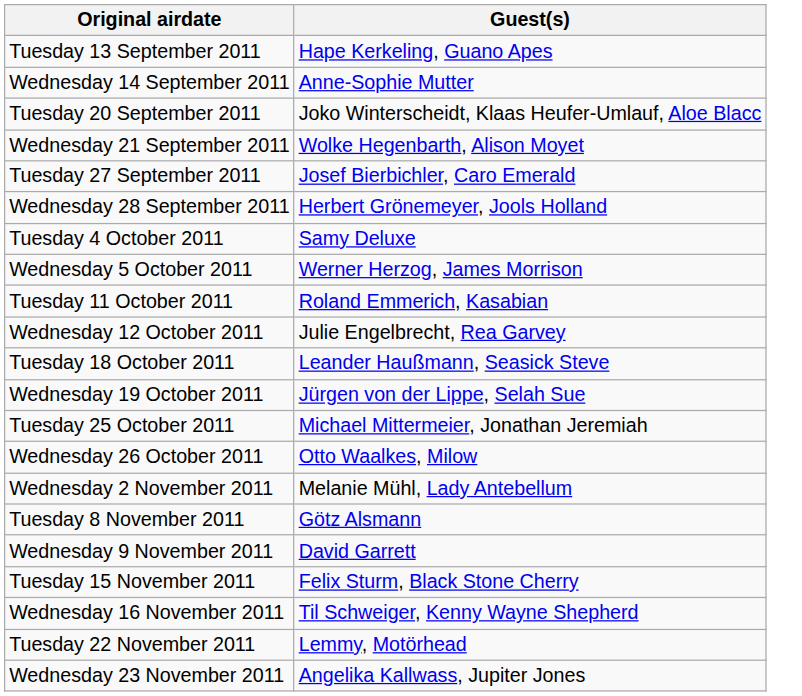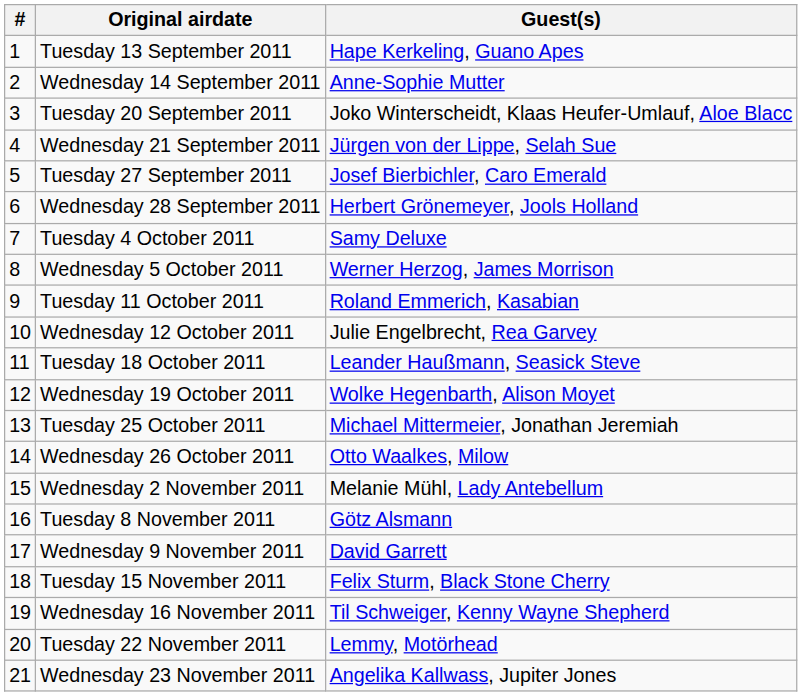+ column: (20, 20)
(441, 144) Wolke Hegenbarth, Alison Moyet -> (473, 144) Jürgen von der Lippe, Selah Sue
(442, 394) Jürgen von der Lippe, Selah Sue -> (472, 394) Wolke Hegenbarth, Alison Moyet
